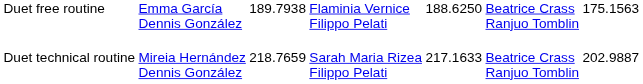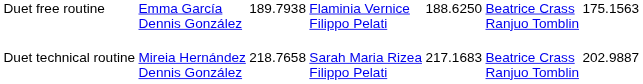(278, 57) 218.7659 -> (278, 57) 218.7658
(454, 57) 217.1633 -> (454, 57) 217.1683
